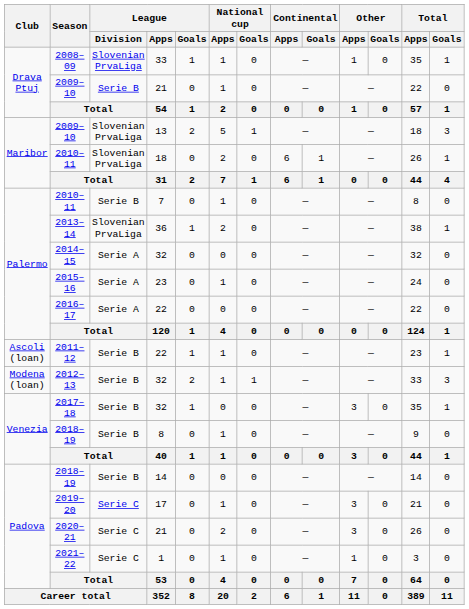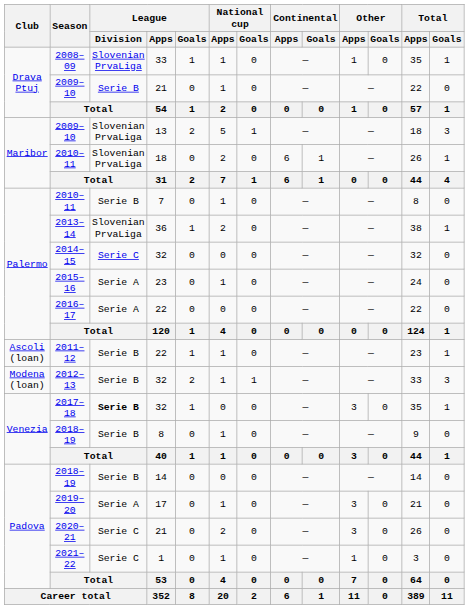(118, 256) Serie A -> (118, 256) Serie C
(118, 407) normal -> (118, 407) bold
(118, 505) Serie C -> (118, 505) Serie A
